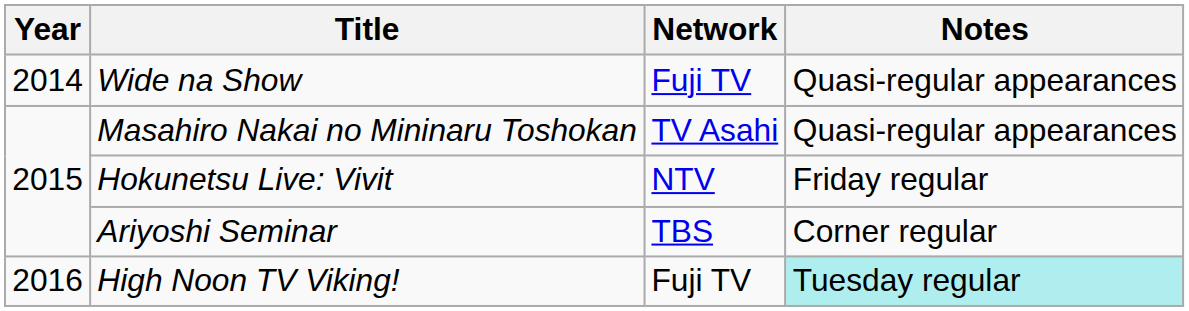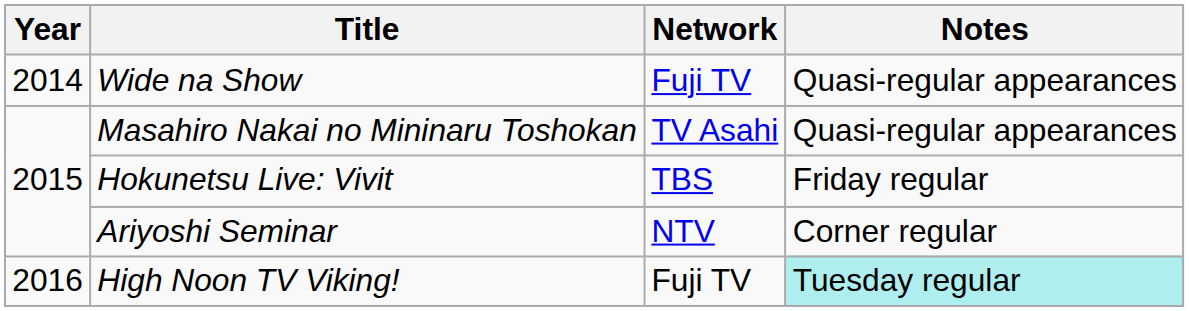(683, 180) NTV -> (682, 180) TBS
(682, 230) TBS -> (683, 230) NTV
